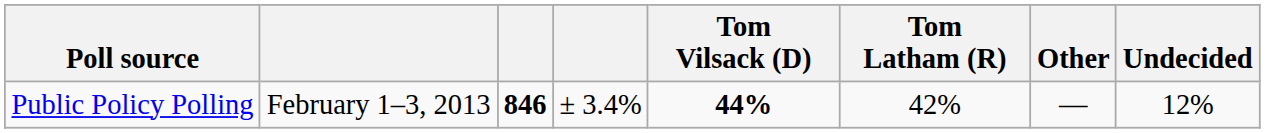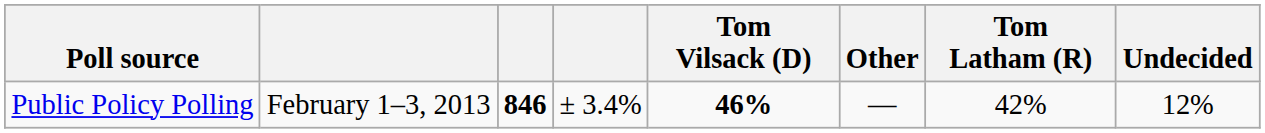columns swapped: (935, 43) <-> (1073, 59)
(744, 104) 44% -> (744, 104) 46%
